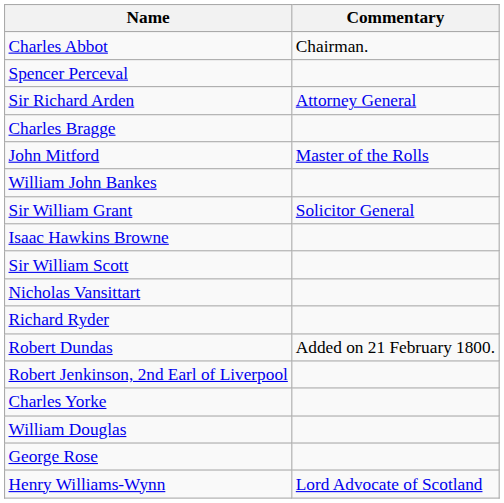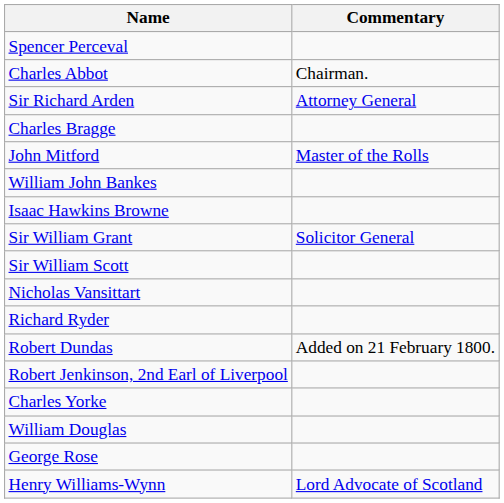rows swapped: (58, 45) <-> (68, 73)
rows swapped: (70, 210) <-> (89, 237)
